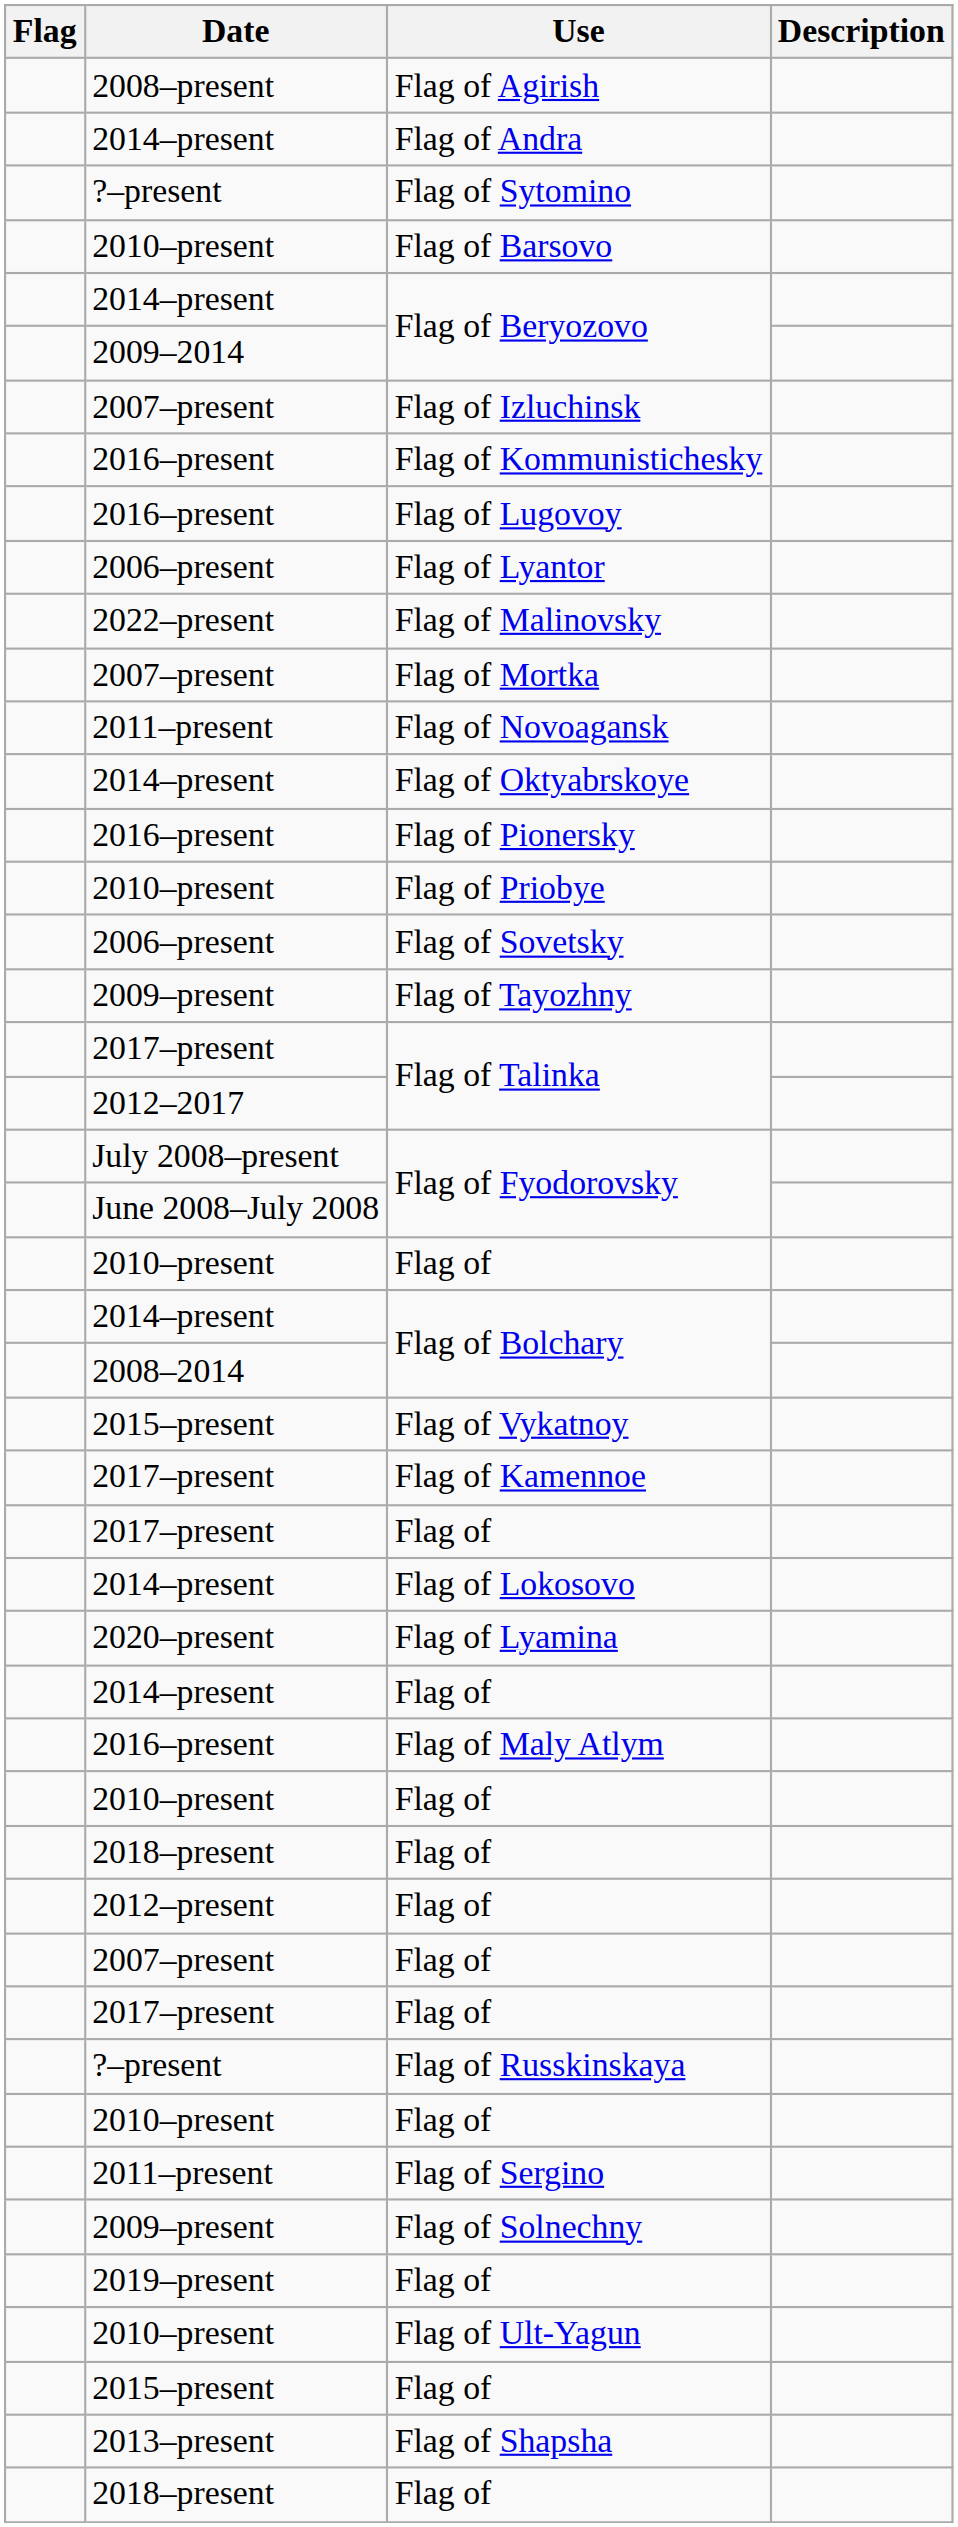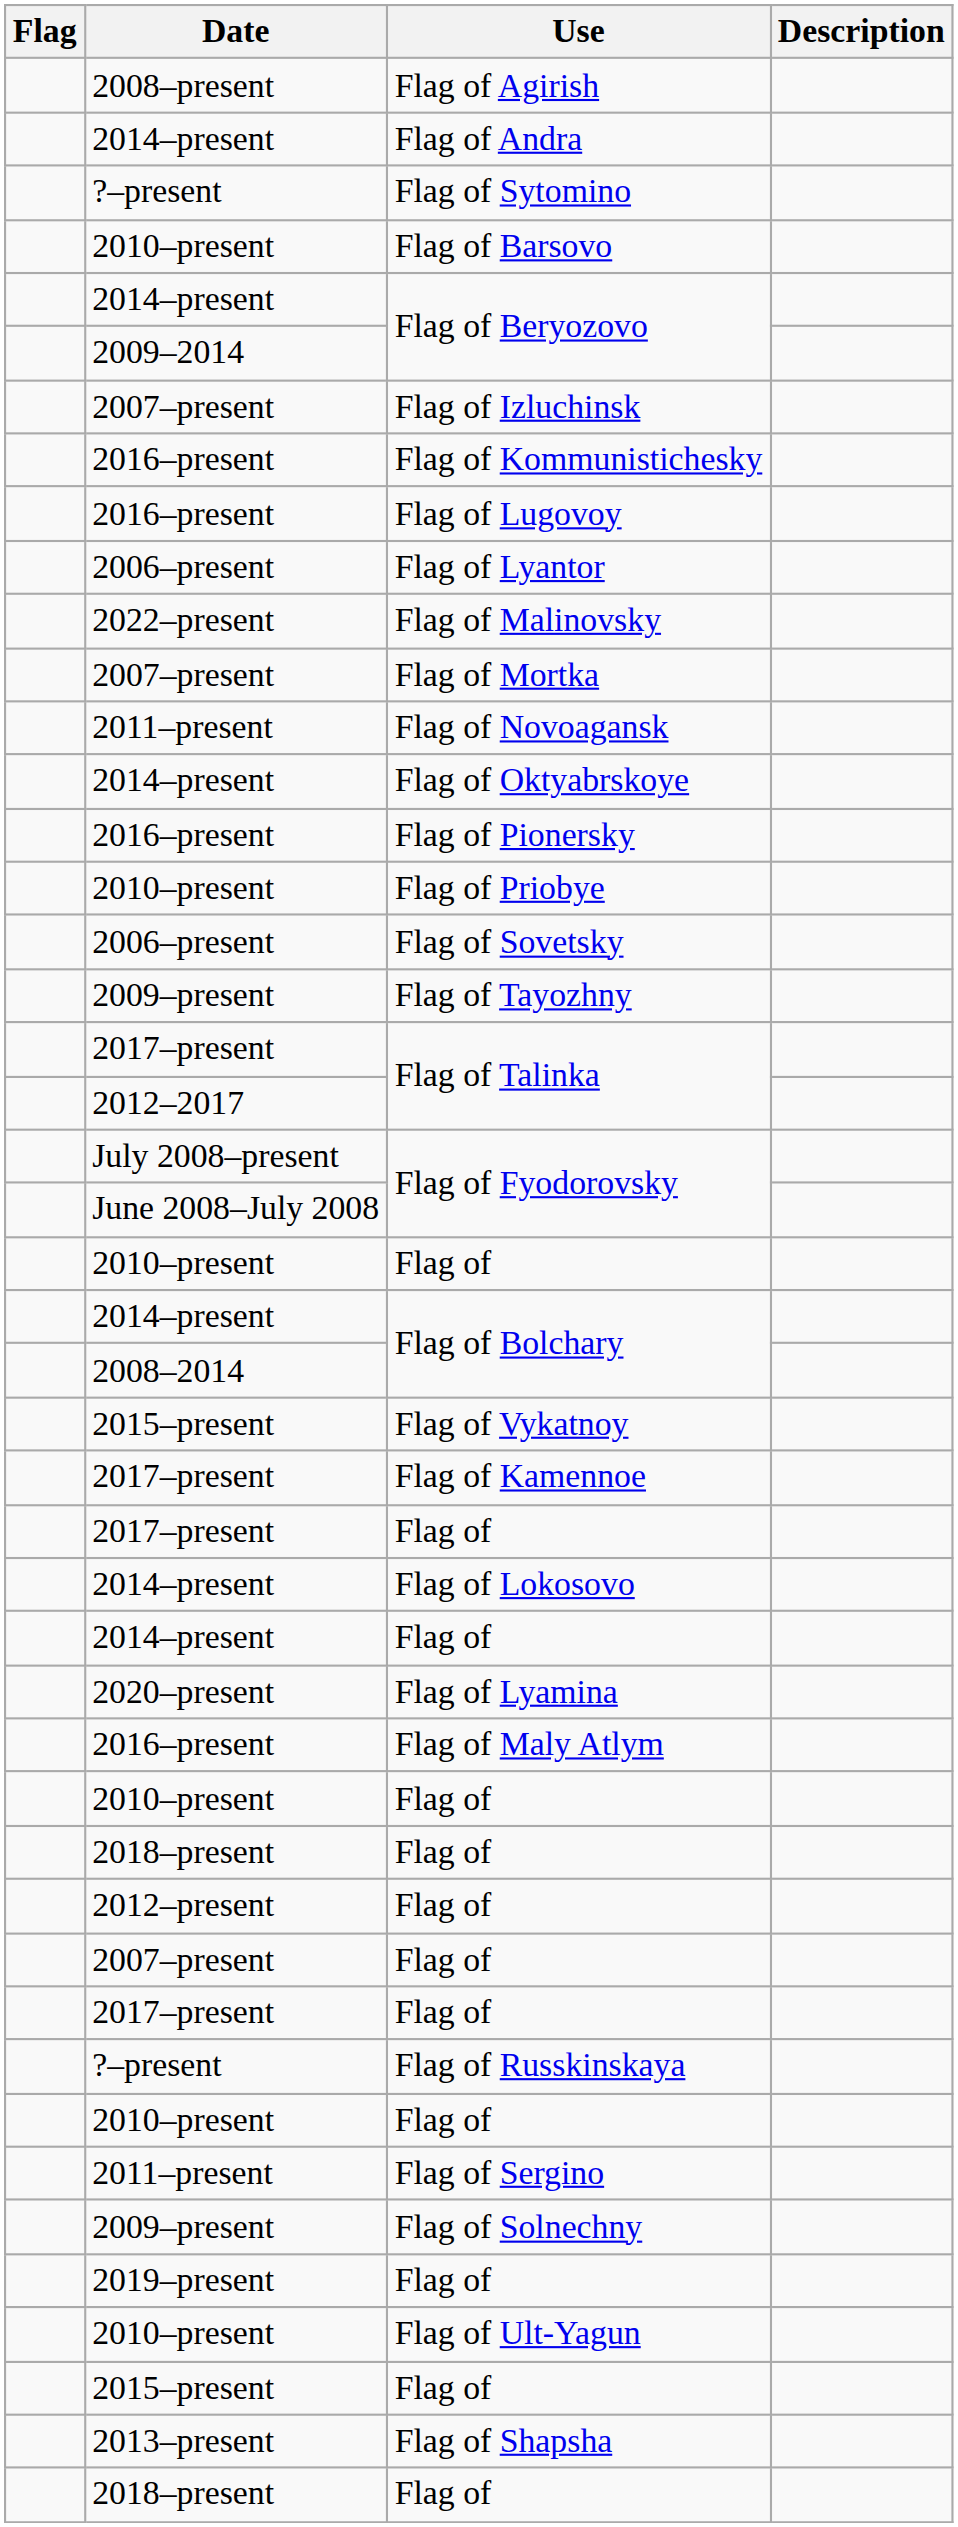rows swapped: (183, 1691) <-> (183, 1637)
